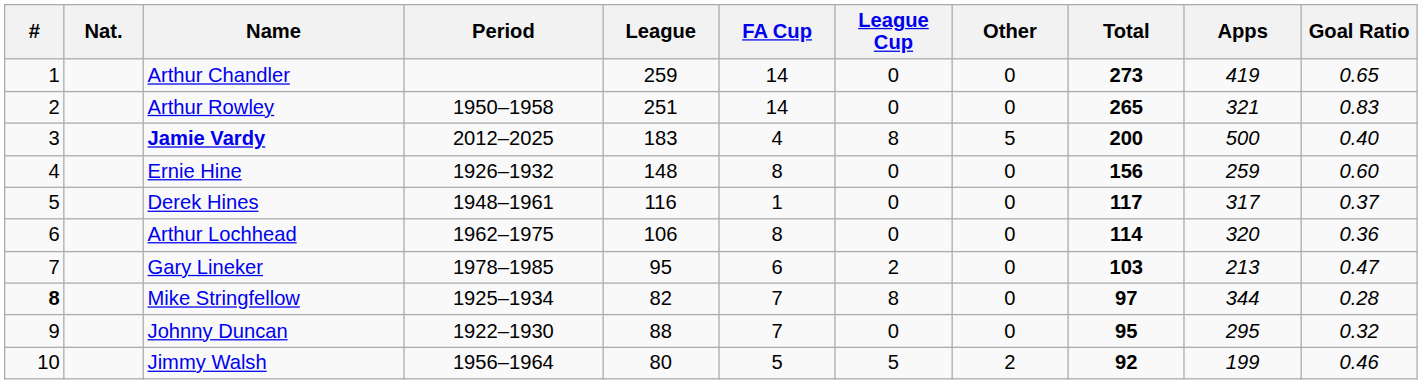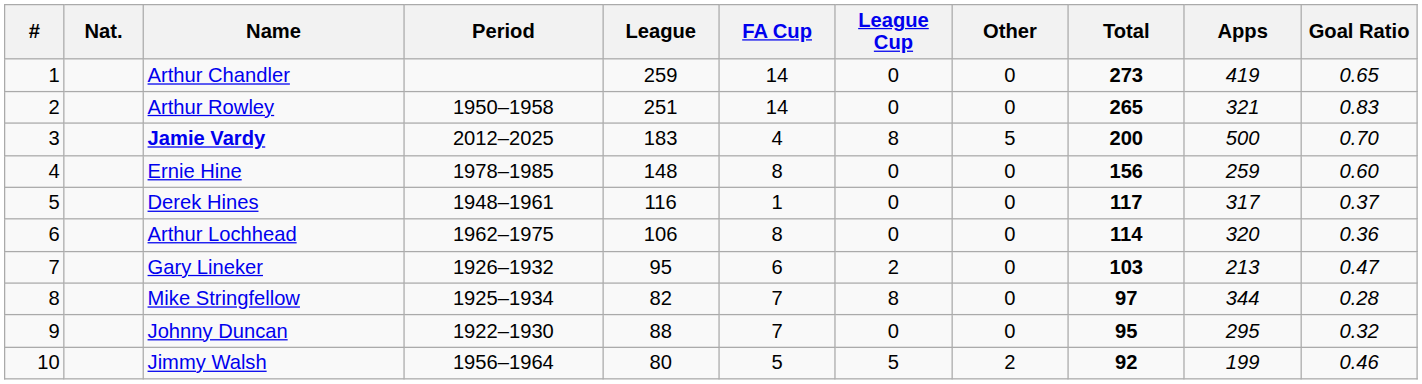(1359, 139) 0.40 -> (1359, 139) 0.70
(503, 171) 1926–1932 -> (503, 171) 1978–1985
(503, 266) 1978–1985 -> (503, 266) 1926–1932
(54, 298) bold -> (54, 298) normal
